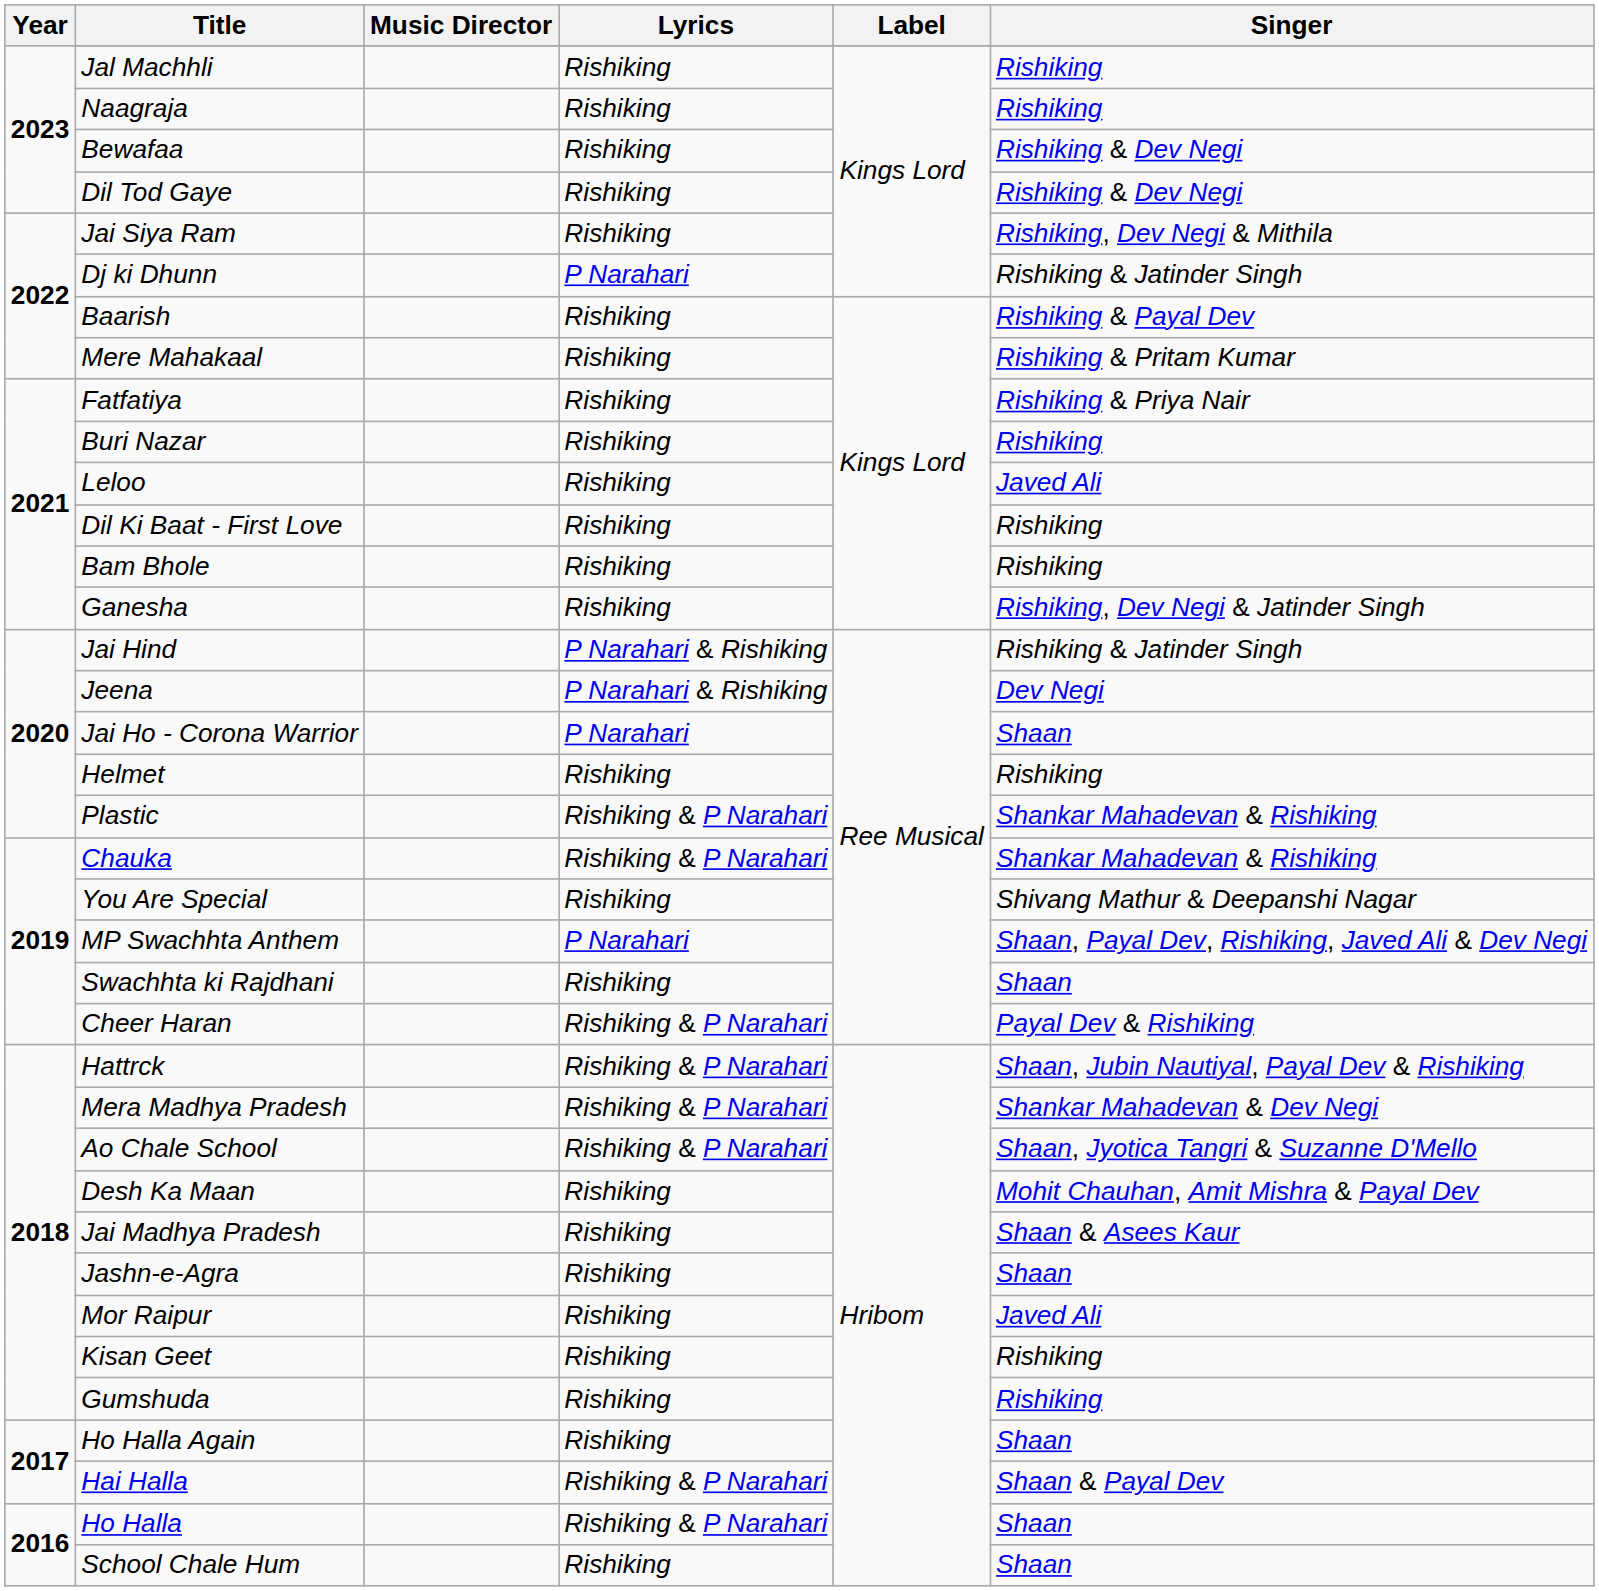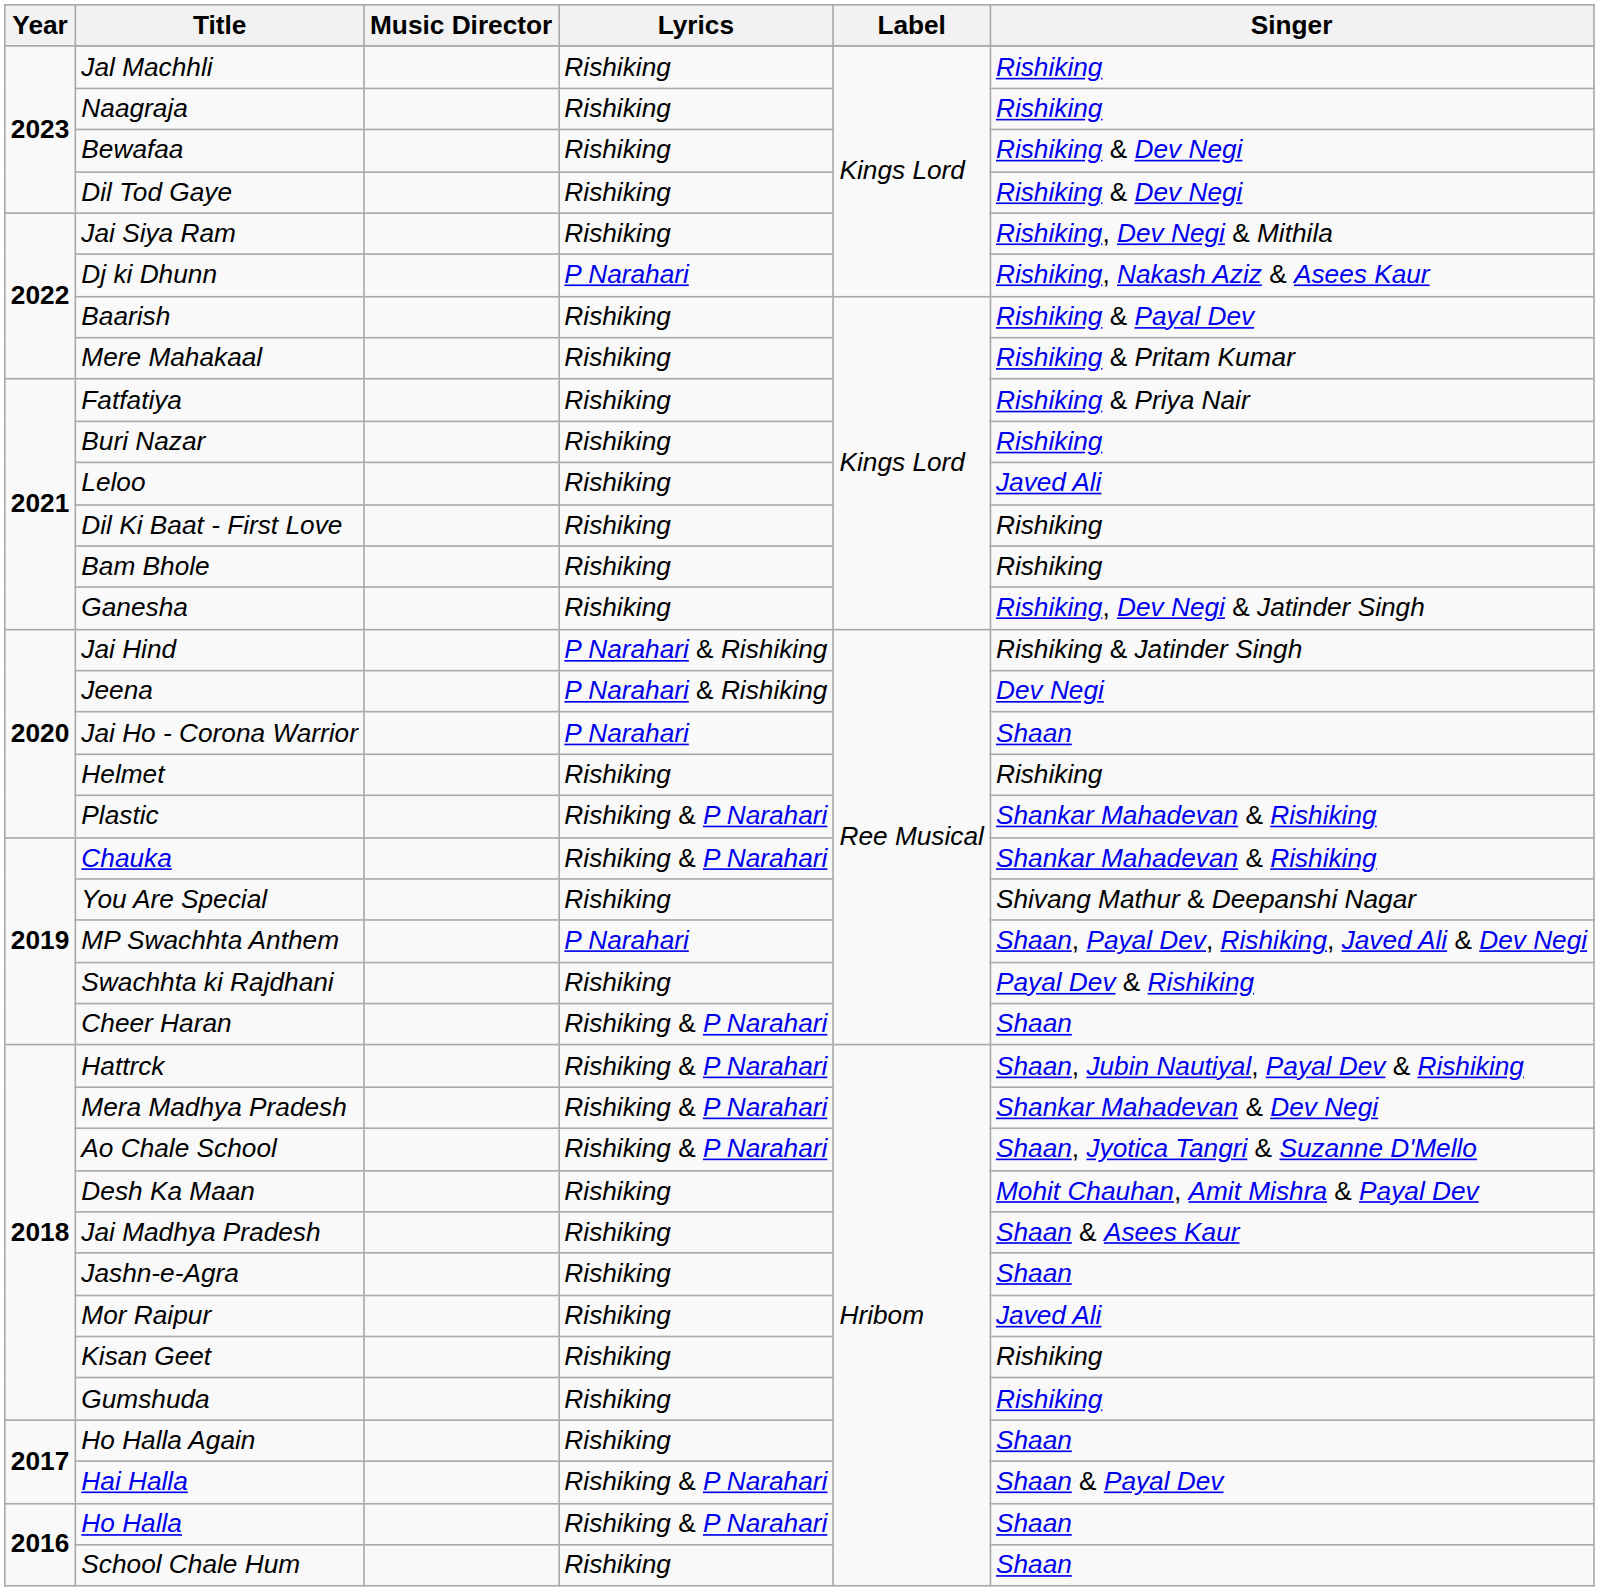(1149, 274) Rishiking & Jatinder Singh -> (1213, 274) Rishiking, Nakash Aziz & Asees Kaur
(1034, 982) Shaan -> (1125, 982) Payal Dev & Rishiking
(1125, 1024) Payal Dev & Rishiking -> (1034, 1024) Shaan
